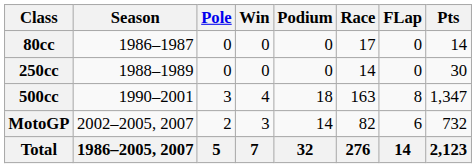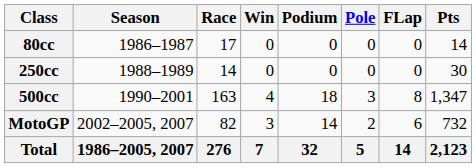columns swapped: (358, 17) <-> (216, 17)
